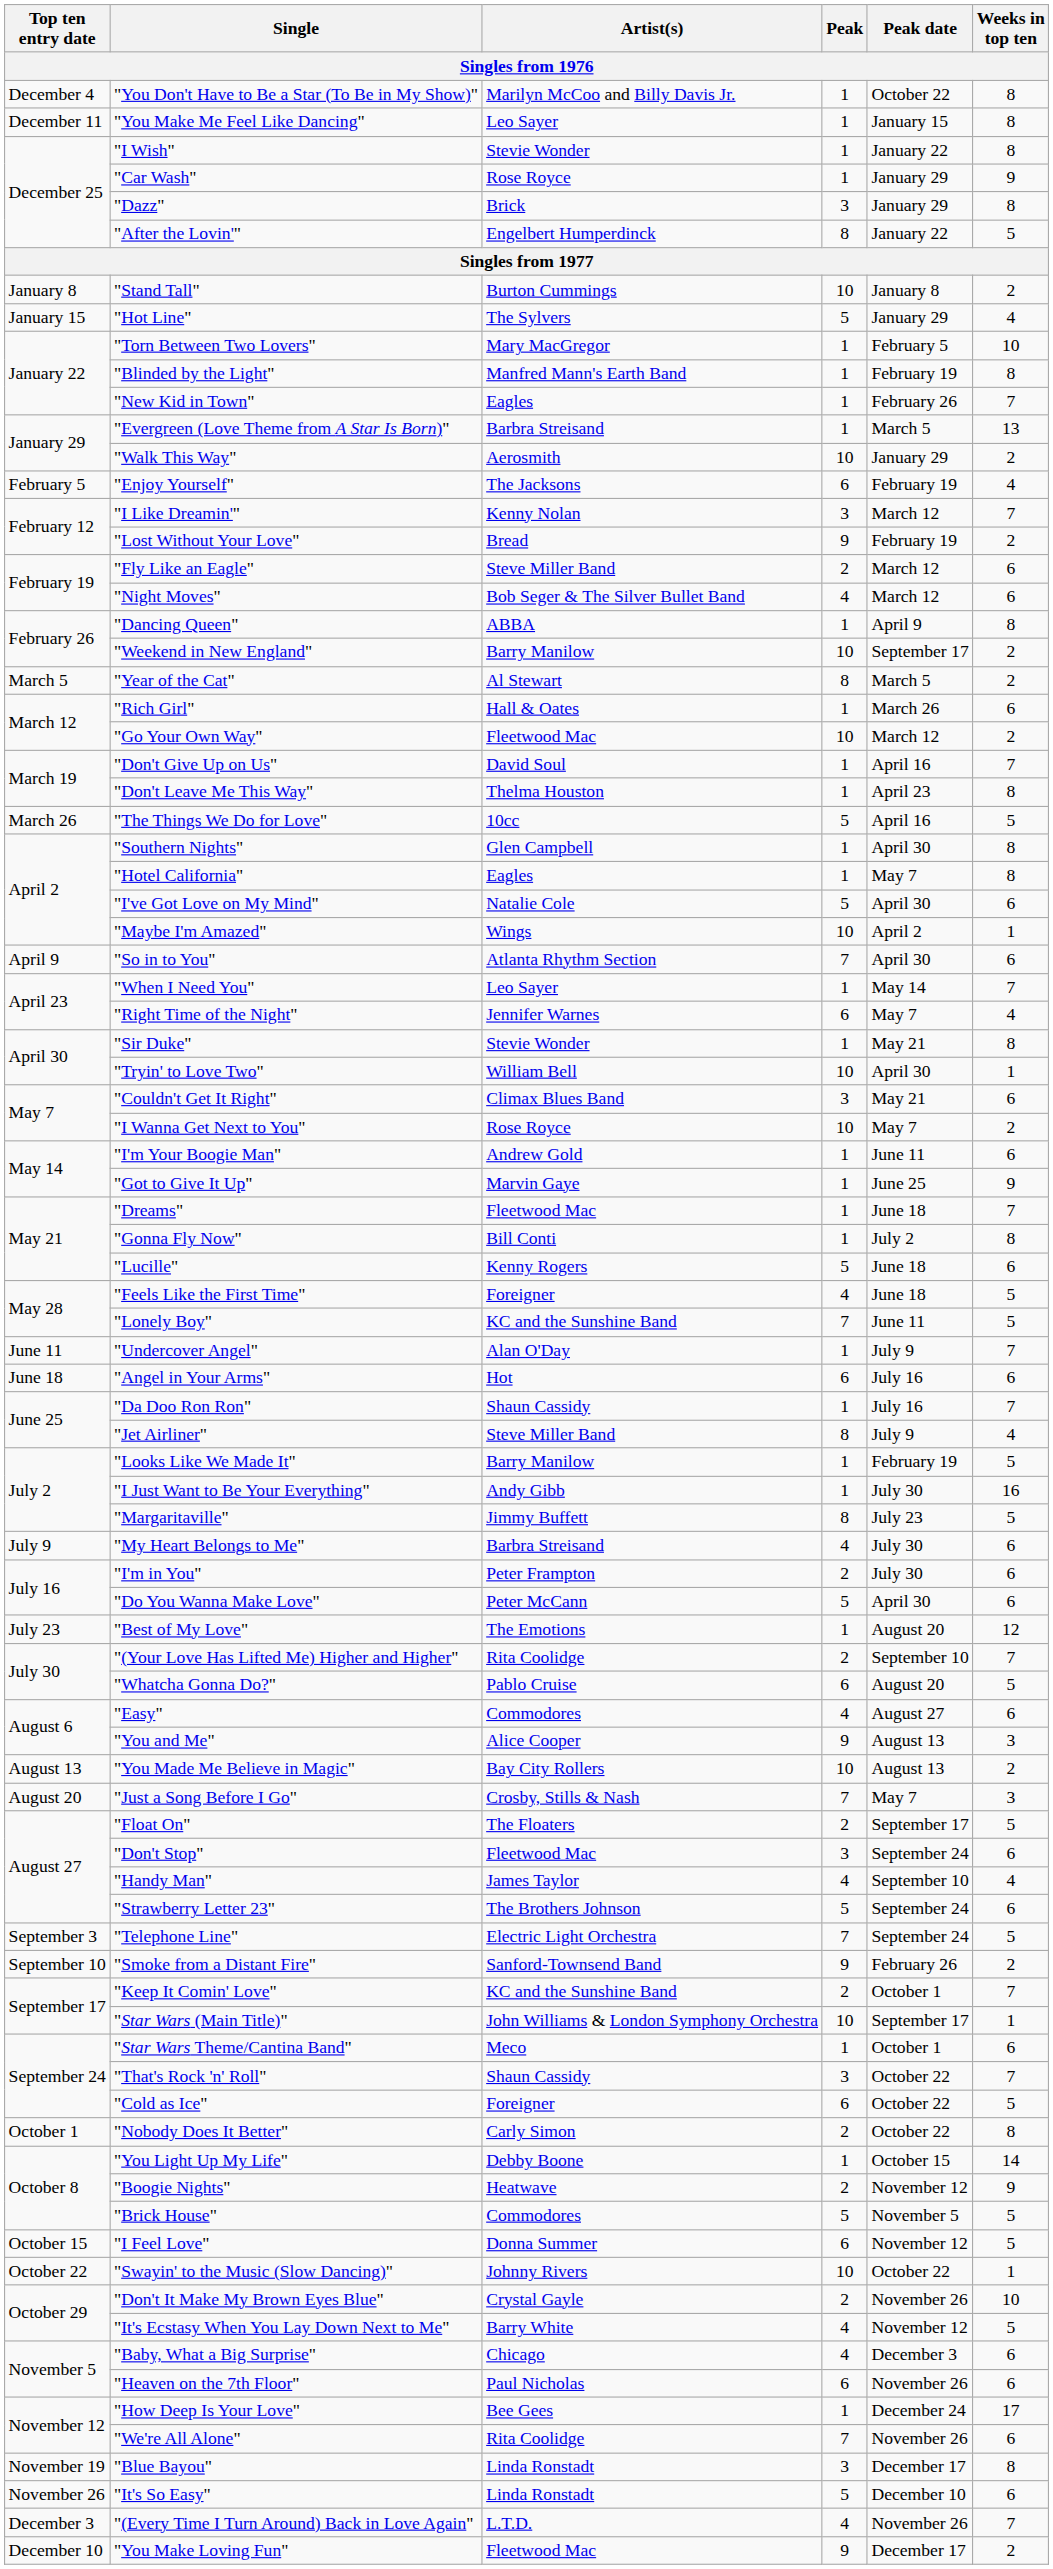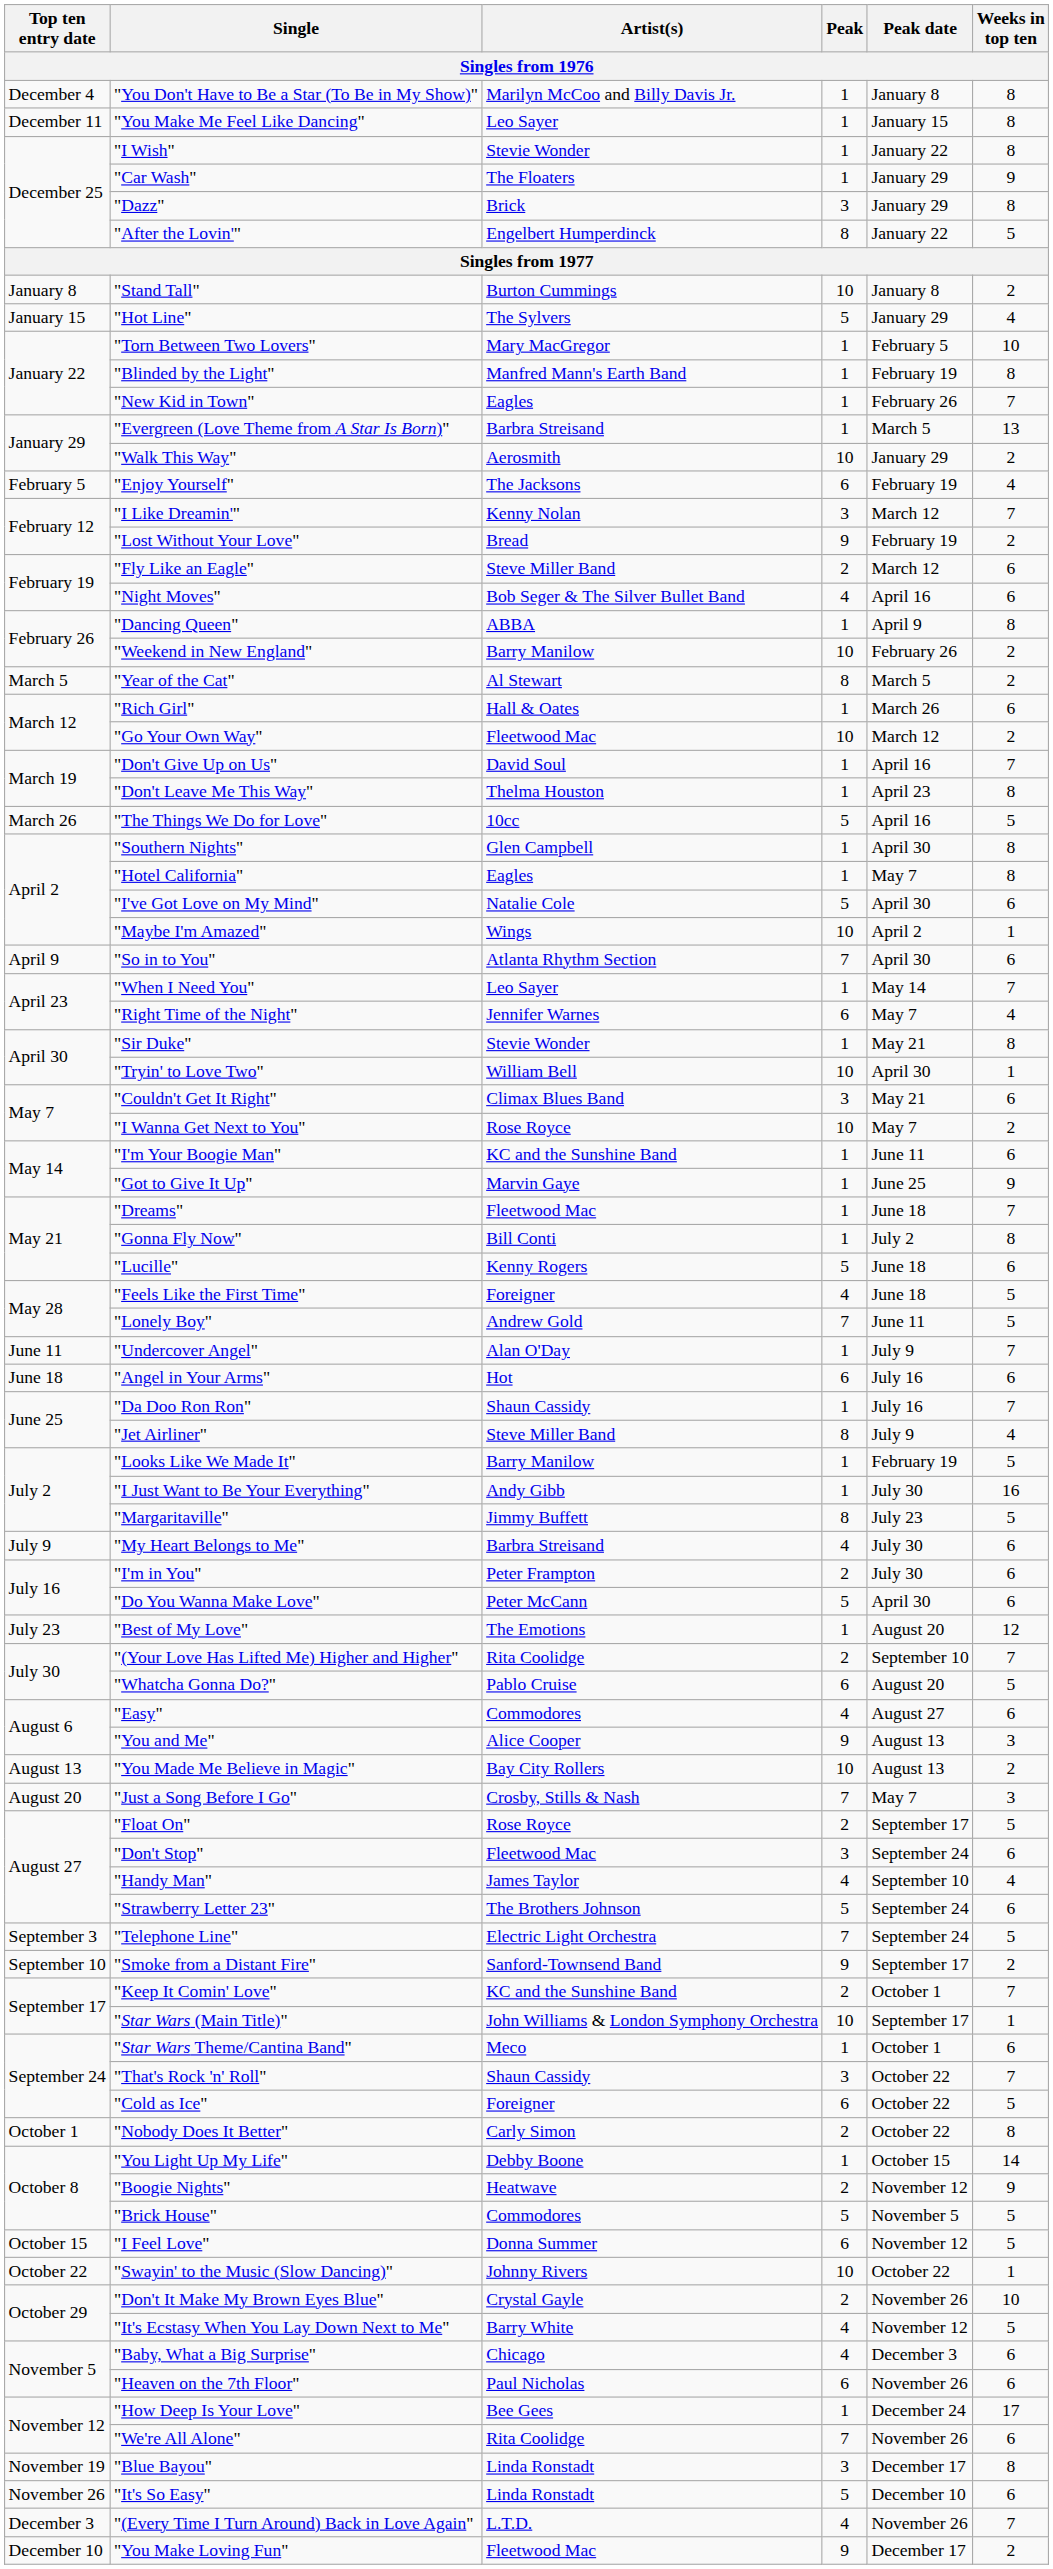(911, 94) October 22 -> (905, 94) January 8
(528, 177) Rose Royce -> (530, 177) The Floaters
(905, 596) March 12 -> (901, 596) April 16
(920, 652) September 17 -> (914, 652) February 26
(534, 1154) Andrew Gold -> (581, 1154) KC and the Sunshine Band
(581, 1322) KC and the Sunshine Band -> (534, 1322) Andrew Gold
(530, 1824) The Floaters -> (528, 1824) Rose Royce
(914, 1964) February 26 -> (920, 1964) September 17
